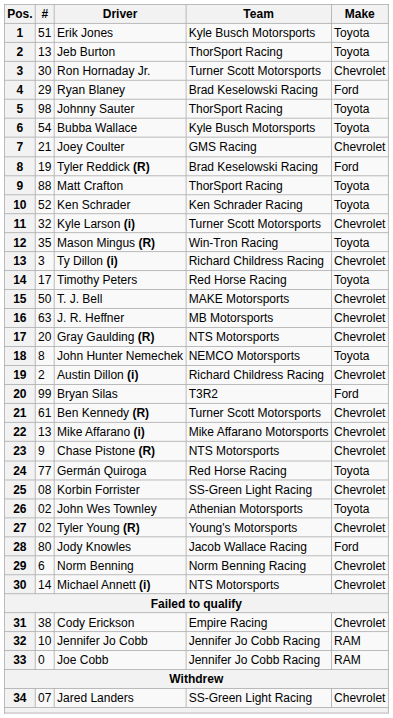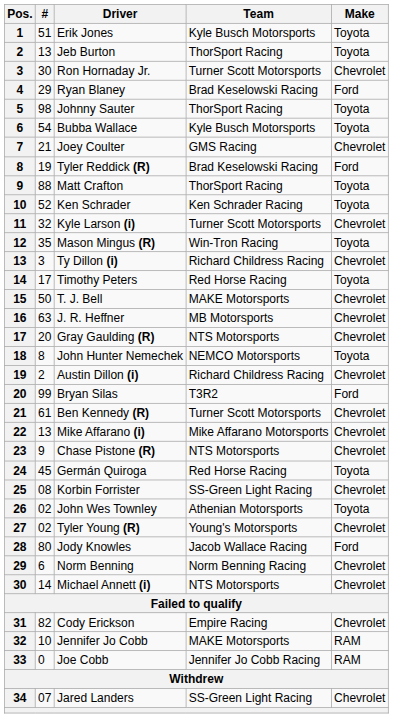(45, 470) 77 -> (45, 470) 45
(45, 622) 38 -> (45, 622) 82
(254, 641) Jennifer Jo Cobb Racing -> (239, 641) MAKE Motorsports
